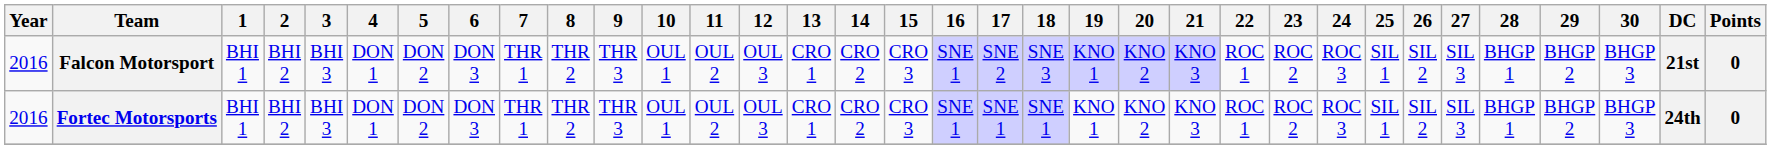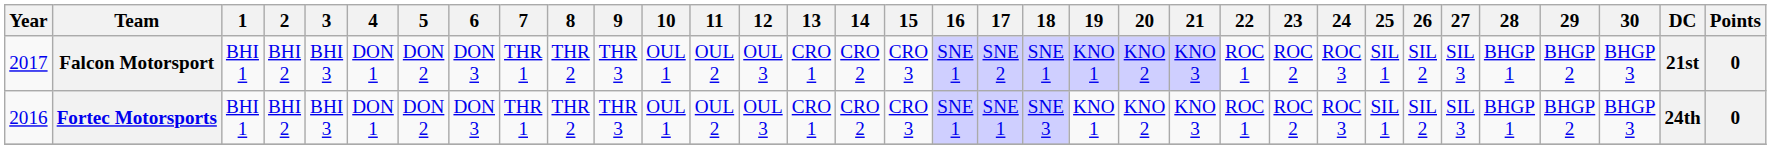(28, 62) 2016 -> (28, 62) 2017
(1046, 62) SNE 3 -> (1046, 62) SNE 1
(1046, 117) SNE 1 -> (1046, 117) SNE 3
